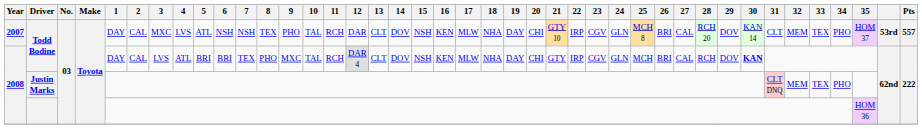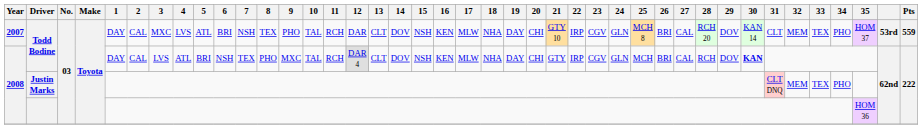(225, 32) NSH -> (225, 32) BRI
(909, 32) 557 -> (909, 32) 559
(225, 58) BRI -> (225, 58) NSH
